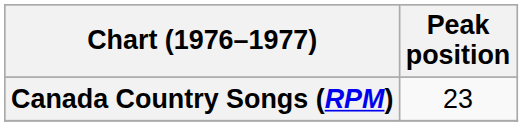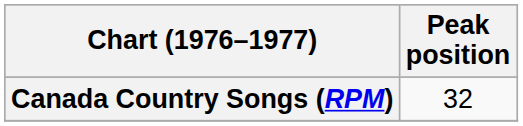(458, 98) 23 -> (458, 98) 32
